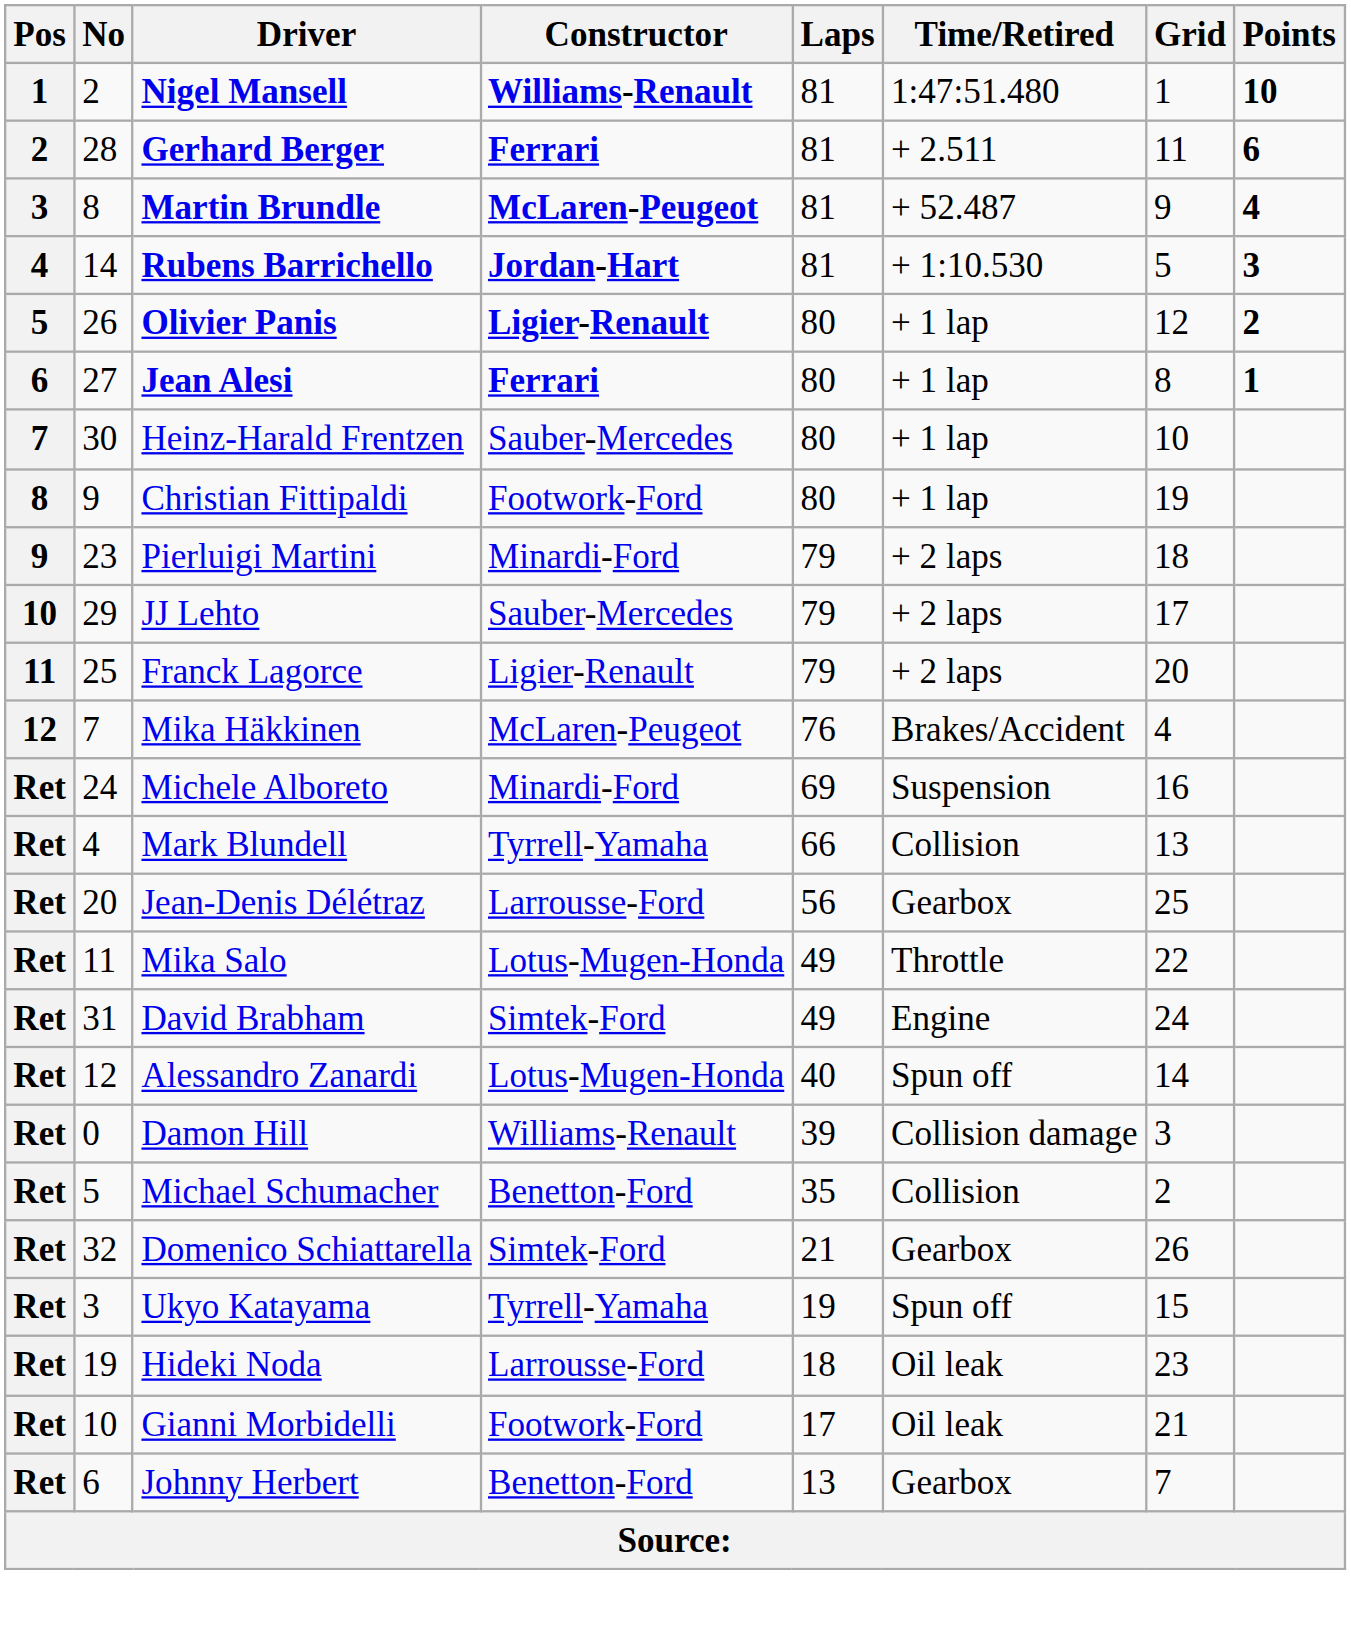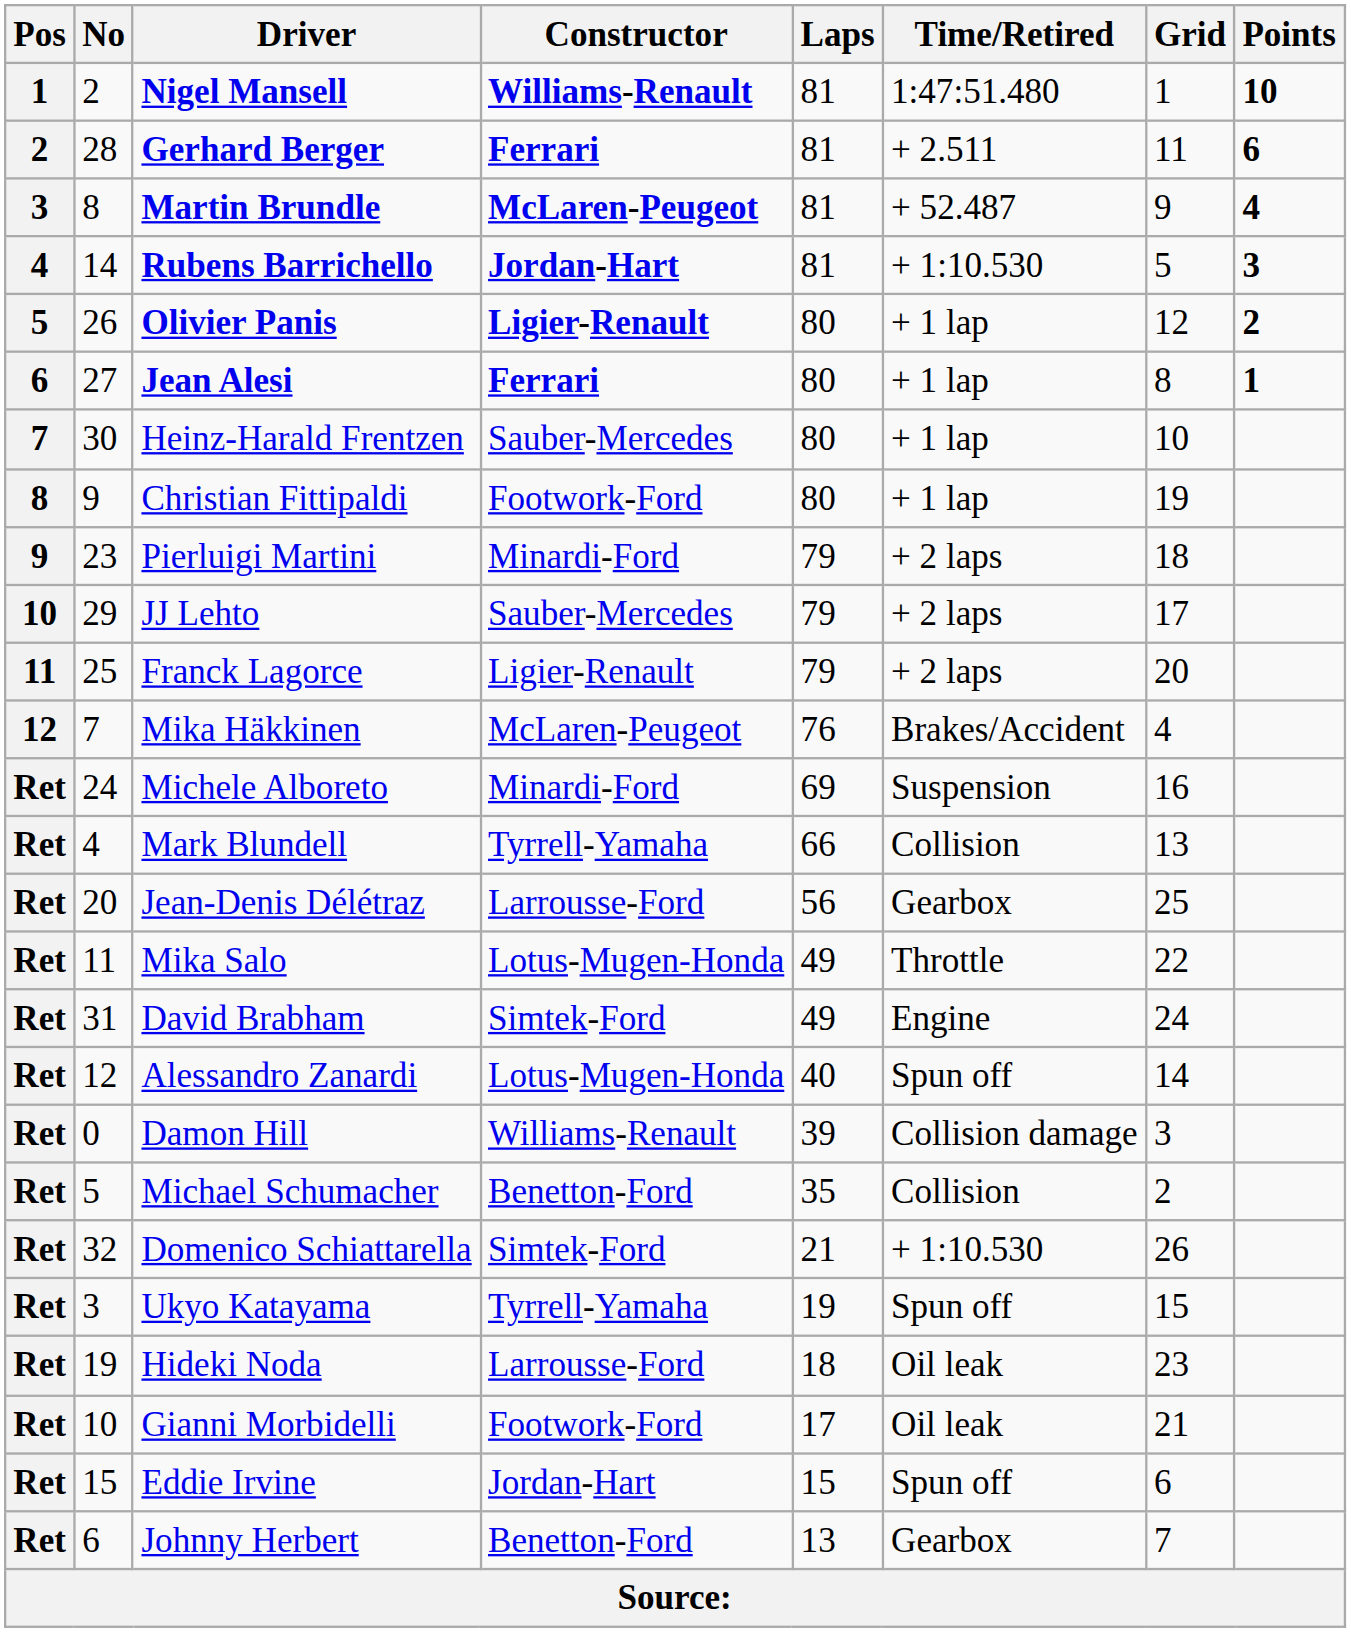(951, 1249) Gearbox -> (967, 1249) + 1:10.530
+ row: (229, 1480)
